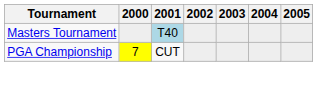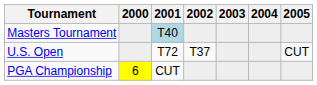+ row: (35, 52)
(135, 52) 7 -> (135, 71) 6
